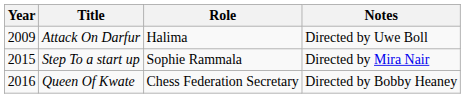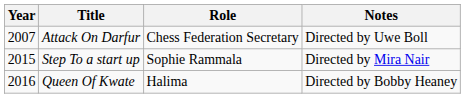(22, 37) 2009 -> (22, 37) 2007
(167, 37) Halima -> (223, 37) Chess Federation Secretary
(223, 81) Chess Federation Secretary -> (167, 81) Halima
